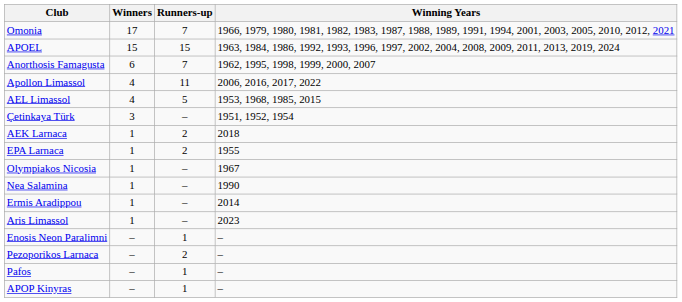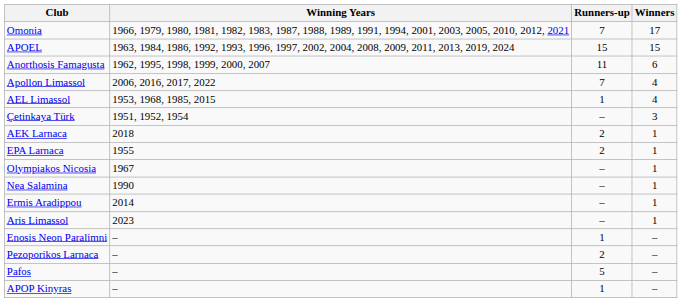columns swapped: (132, 13) <-> (446, 13)
(185, 64) 7 -> (602, 64) 11
(185, 82) 11 -> (602, 82) 7
(185, 99) 5 -> (602, 99) 1
(185, 271) 1 -> (602, 271) 5
